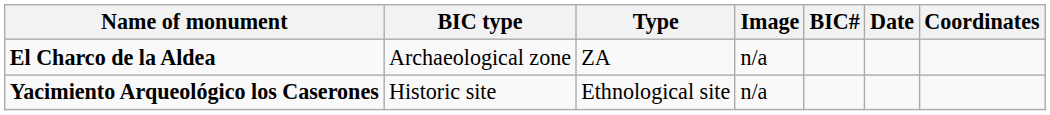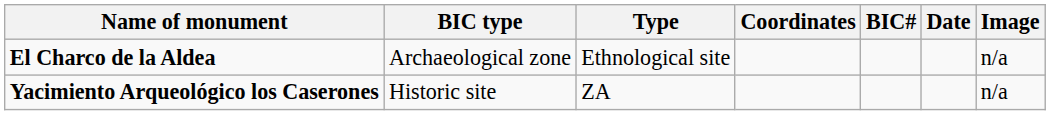columns swapped: (982, 22) <-> (770, 22)
(596, 57) ZA -> (656, 57) Ethnological site
(656, 92) Ethnological site -> (596, 92) ZA
